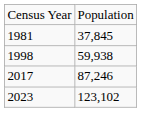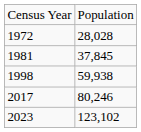+ row: (20, 35)
(95, 76) 87,246 -> (95, 96) 80,246
